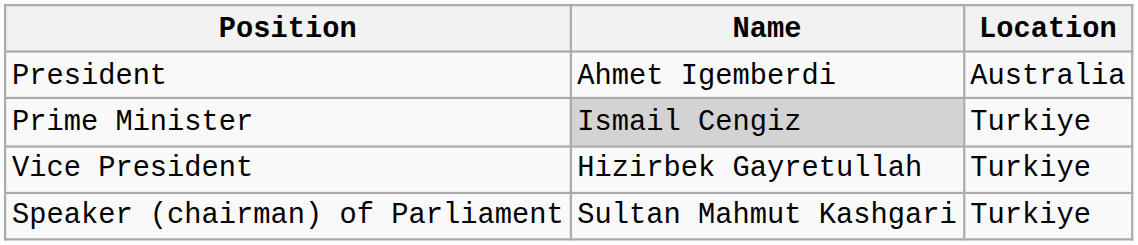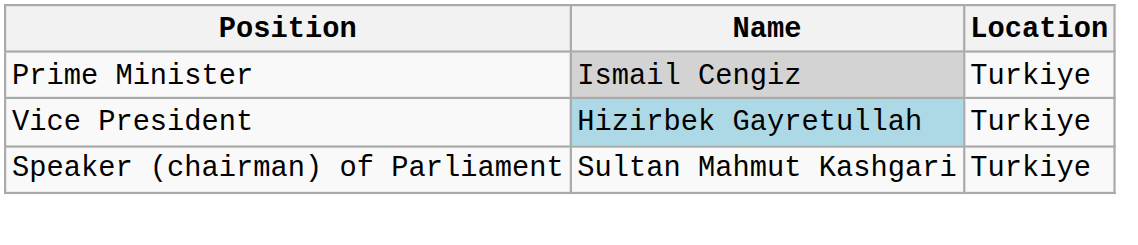- row: (90, 75)
(750, 169) no background -> (750, 122) lightblue background
